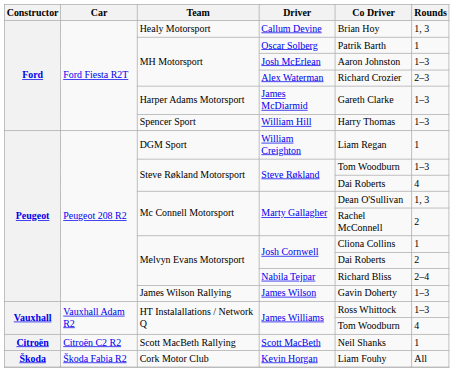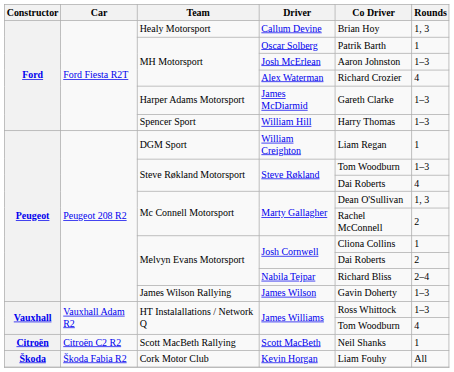(422, 77) 2–3 -> (417, 77) 4
